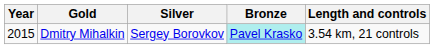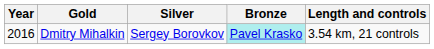(21, 33) 2015 -> (21, 33) 2016
